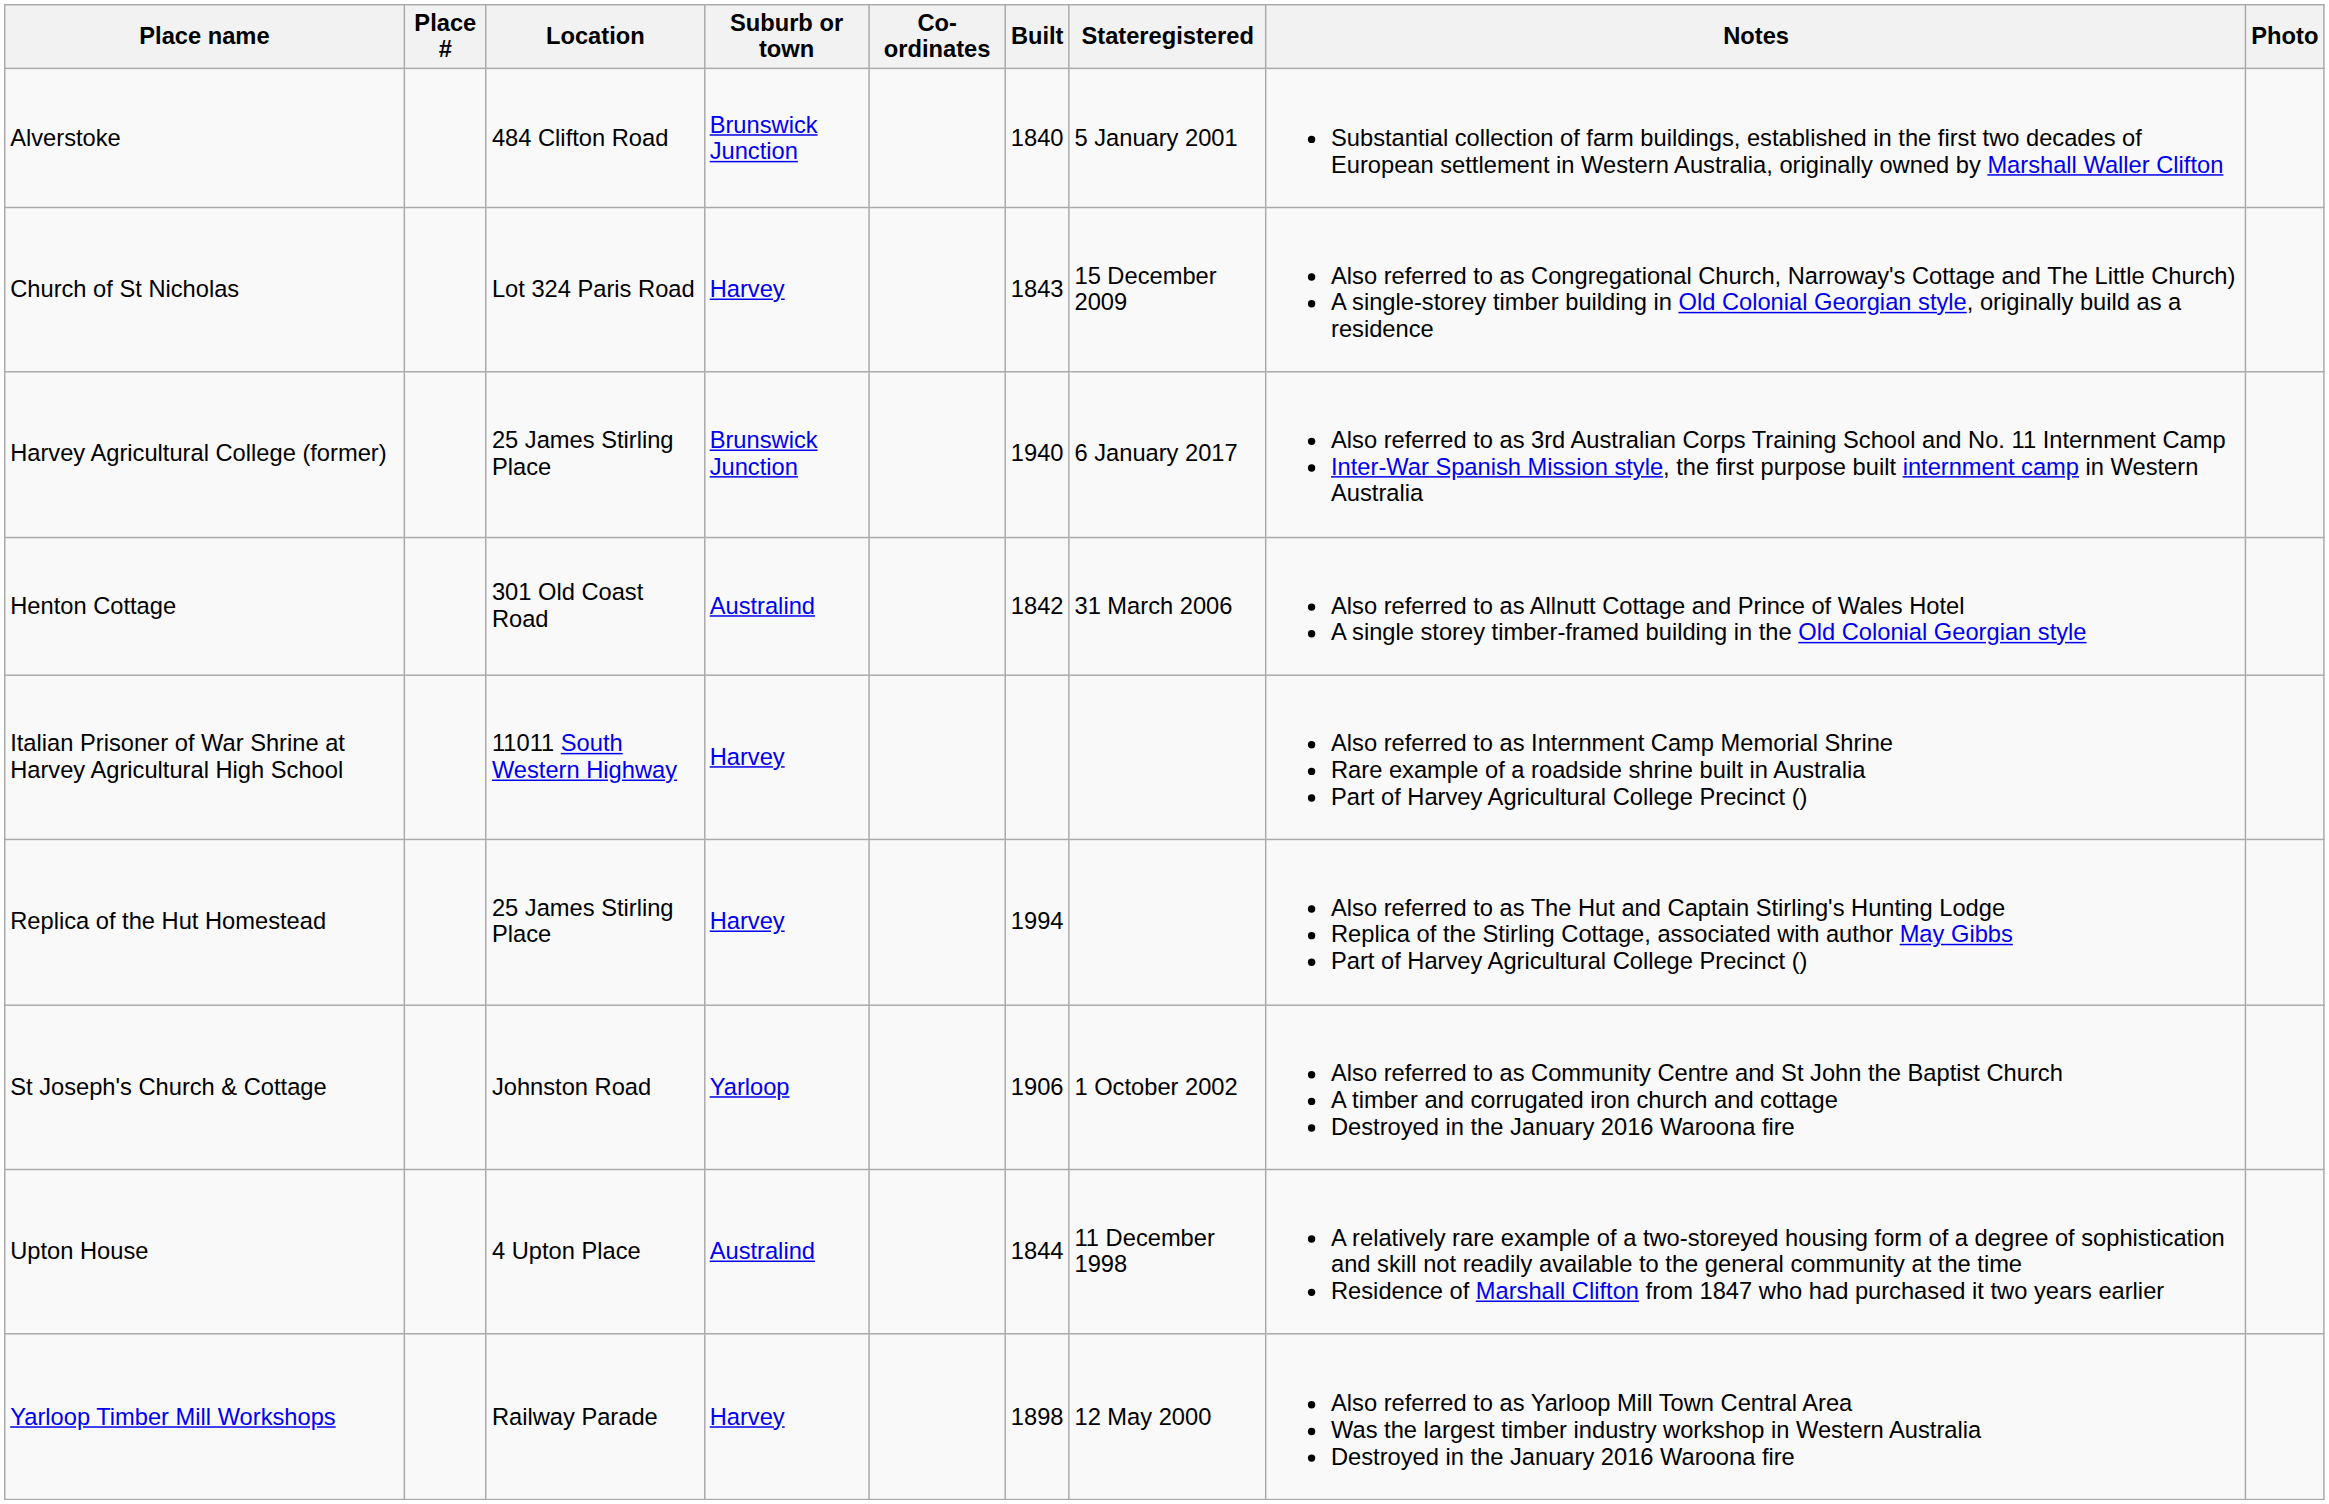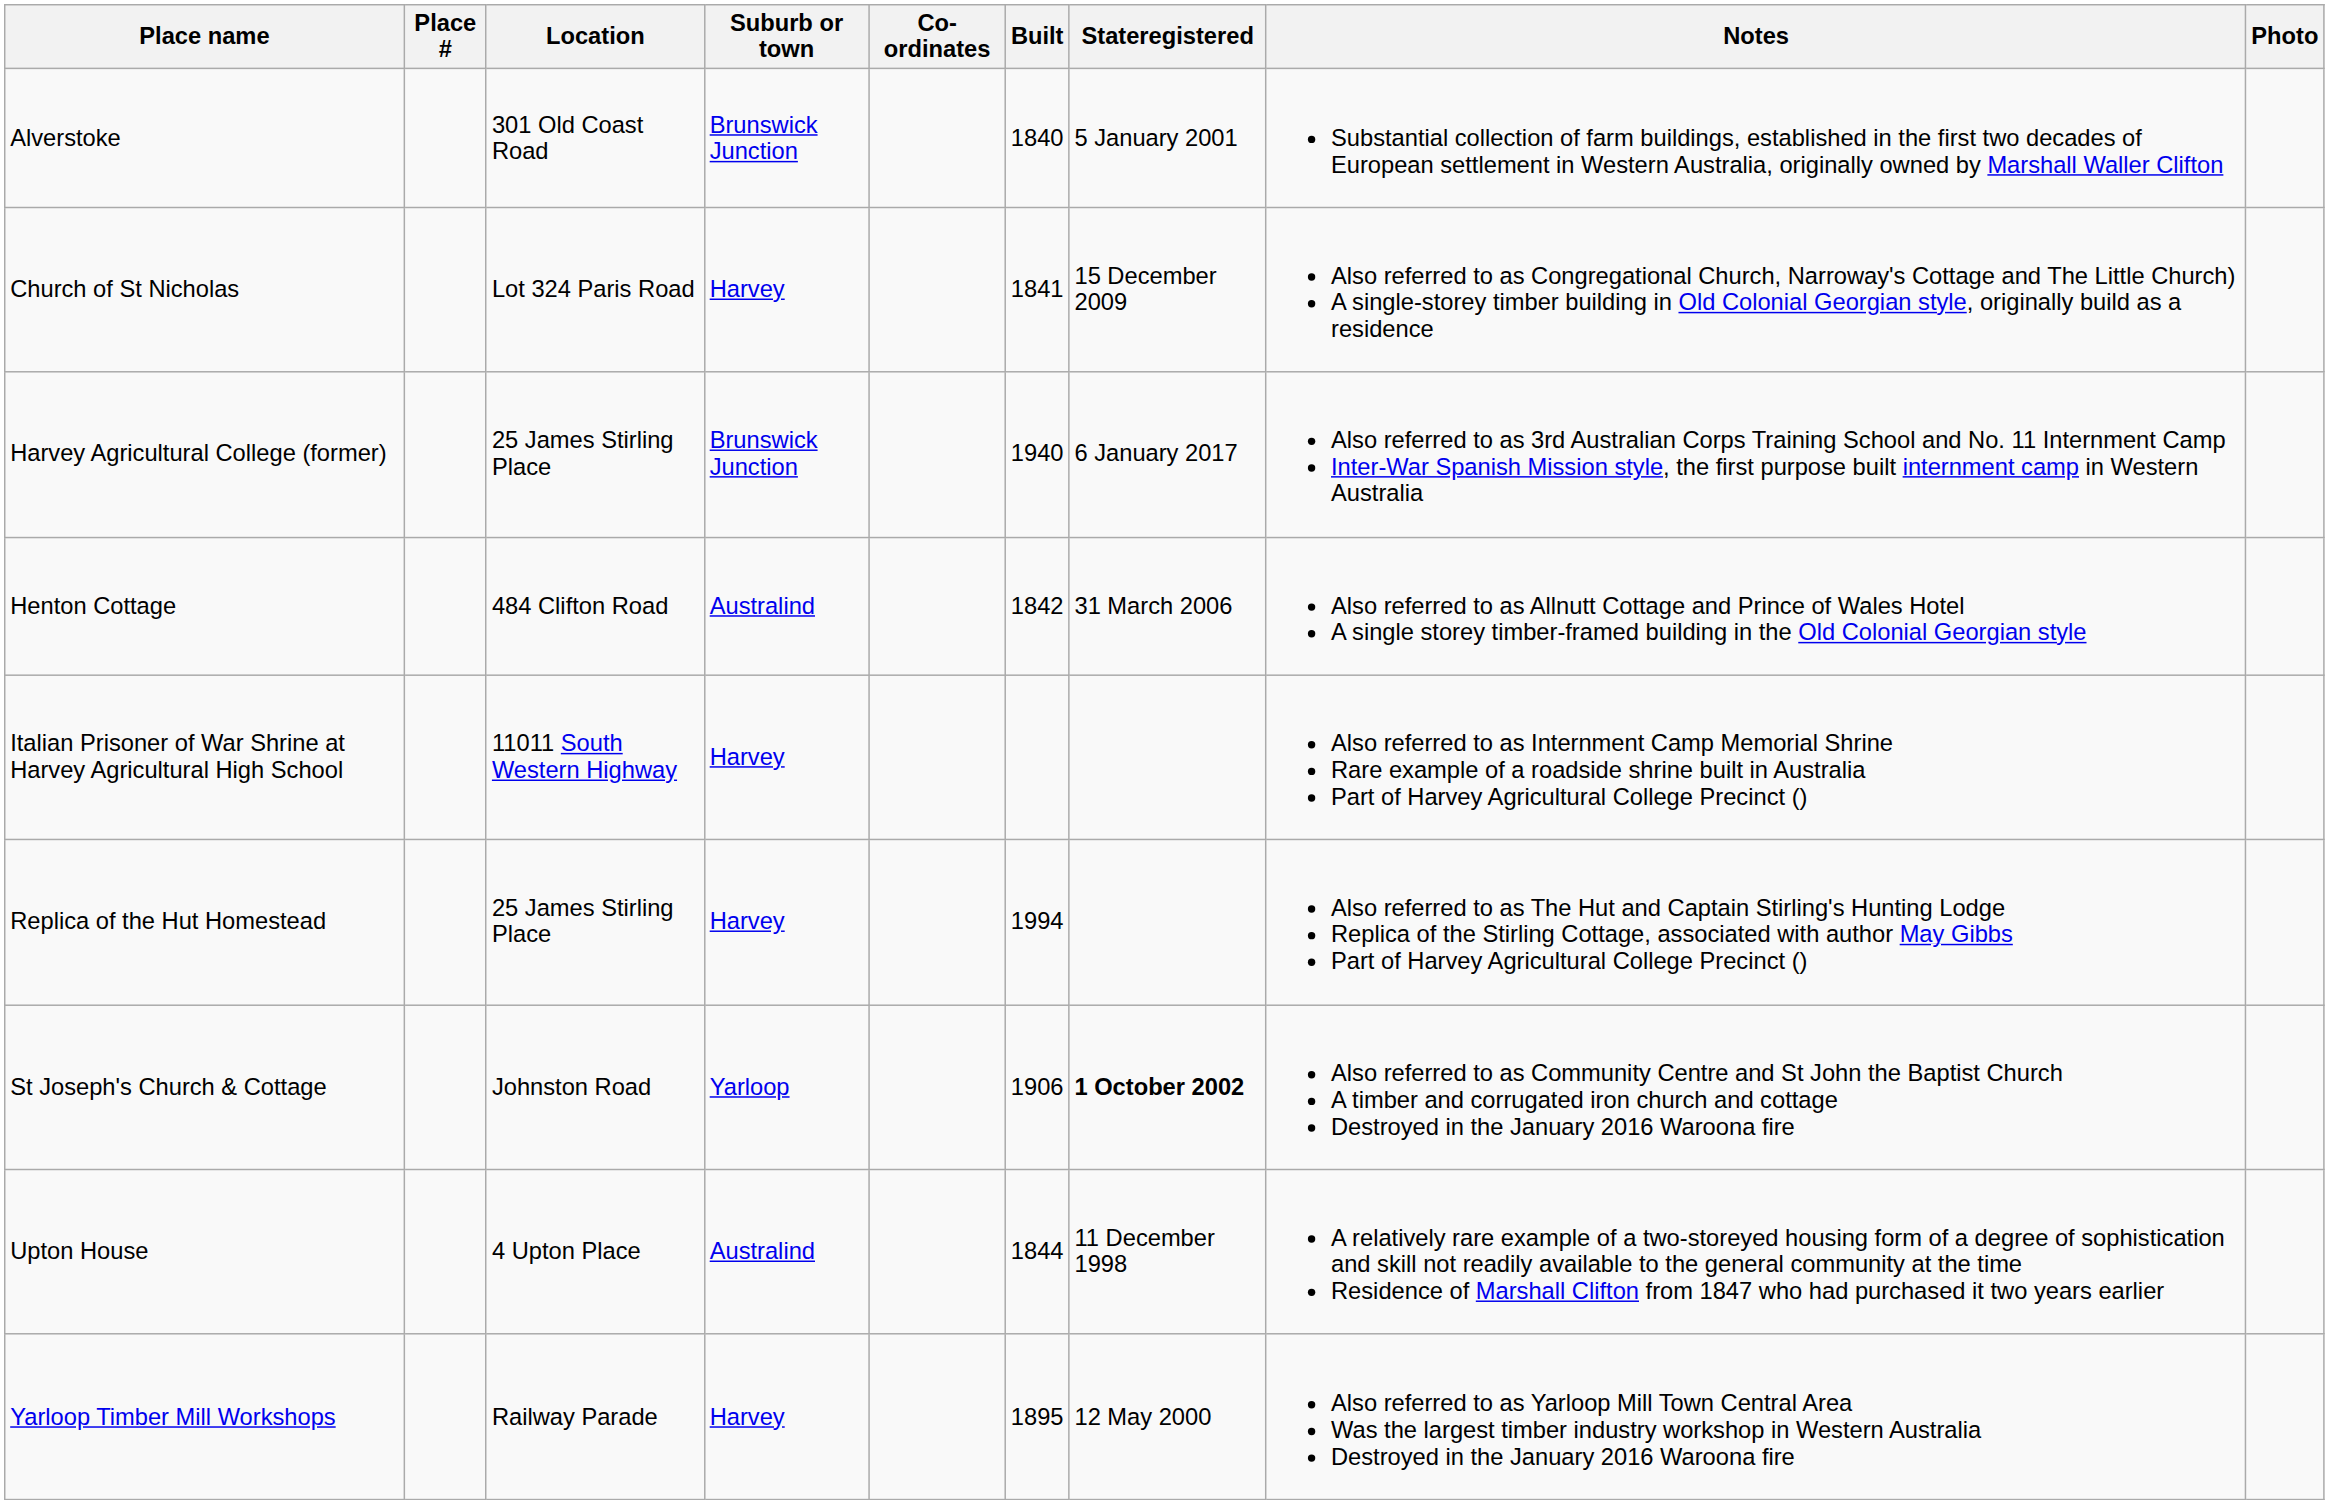(580, 137) 484 Clifton Road -> (568, 137) 301 Old Coast Road
(1037, 289) 1843 -> (1037, 289) 1841
(568, 605) 301 Old Coast Road -> (580, 605) 484 Clifton Road
(1156, 1086) normal -> (1159, 1086) bold
(1037, 1416) 1898 -> (1037, 1416) 1895
